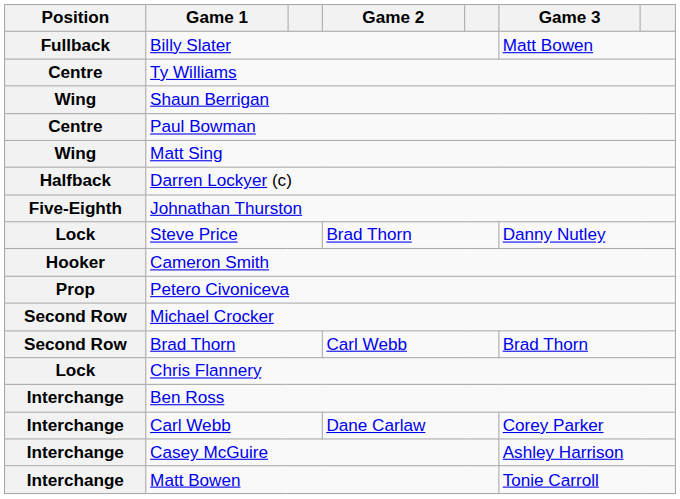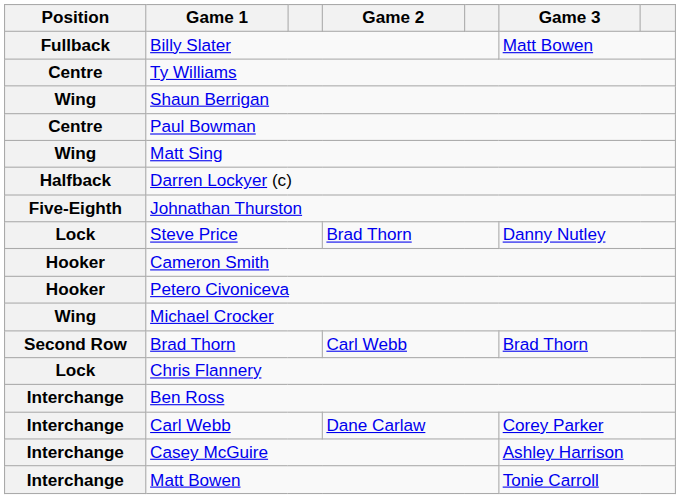(75, 289) Prop -> (75, 289) Hooker
(75, 316) Second Row -> (75, 316) Wing
